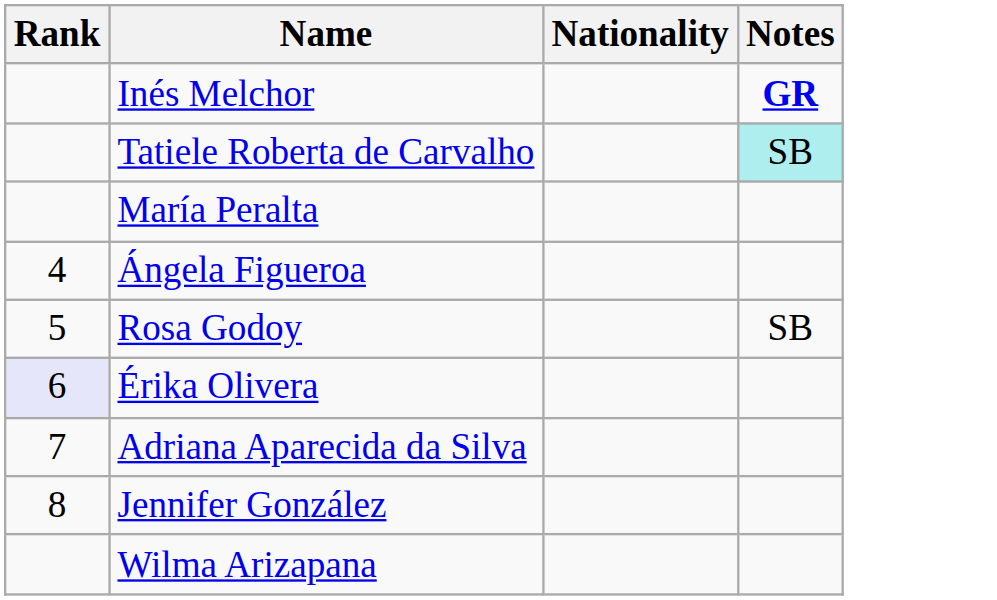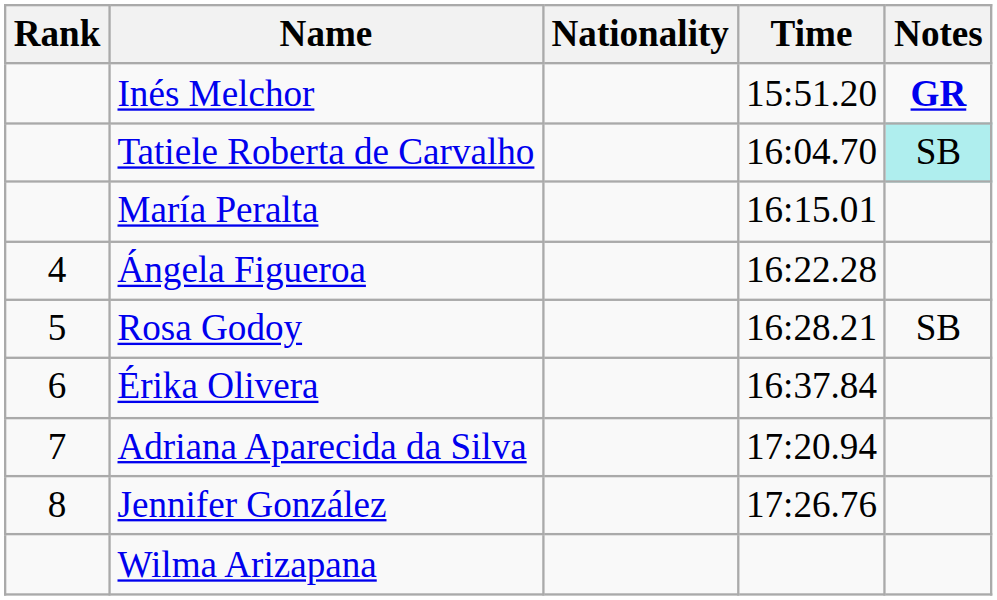+ column: (811, 33)
(57, 387) lavender background -> (57, 387) no background
